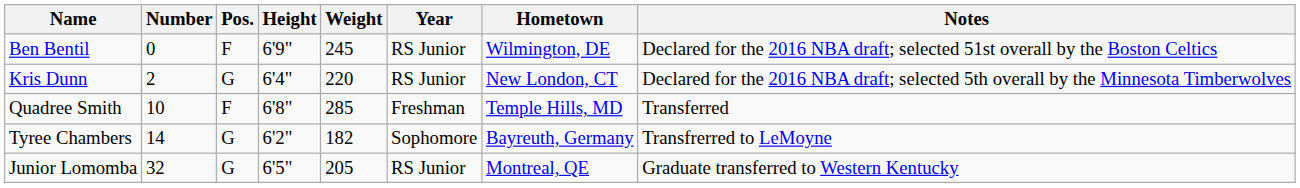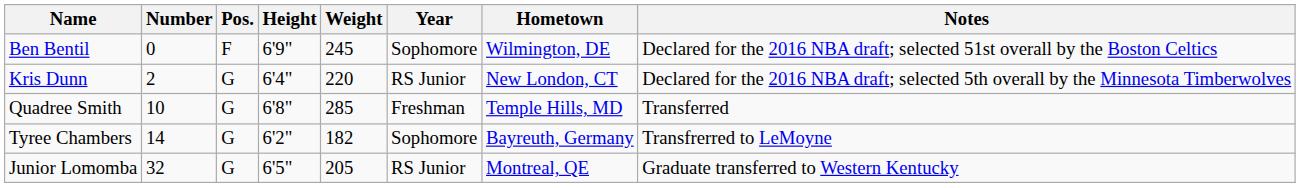(428, 49) RS Junior -> (434, 49) Sophomore
(226, 108) F -> (228, 108) G
